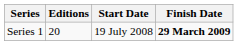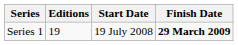(54, 31) 20 -> (54, 31) 19
